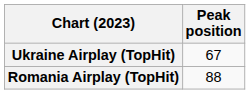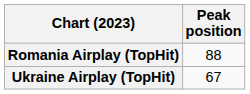rows swapped: (93, 77) <-> (93, 54)
